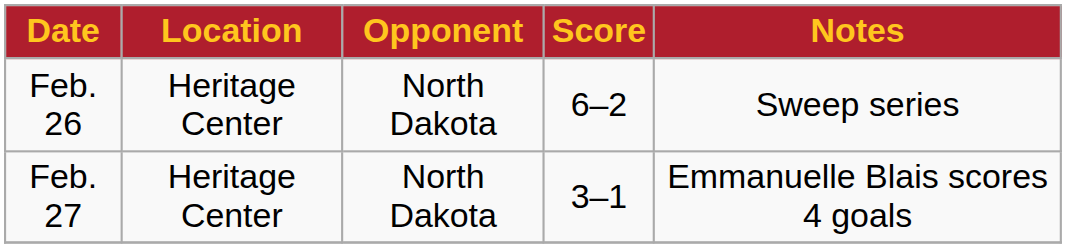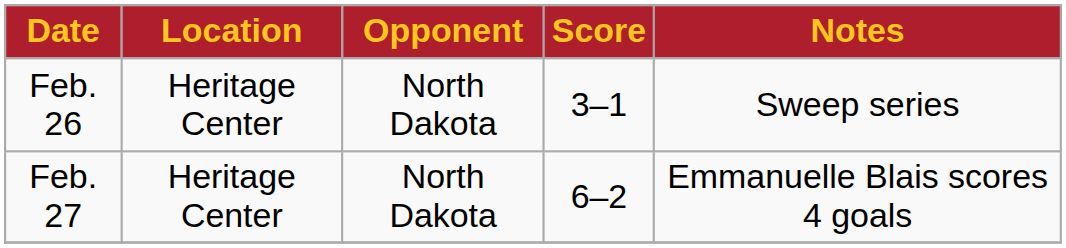(599, 104) 6–2 -> (599, 104) 3–1
(599, 196) 3–1 -> (599, 196) 6–2
